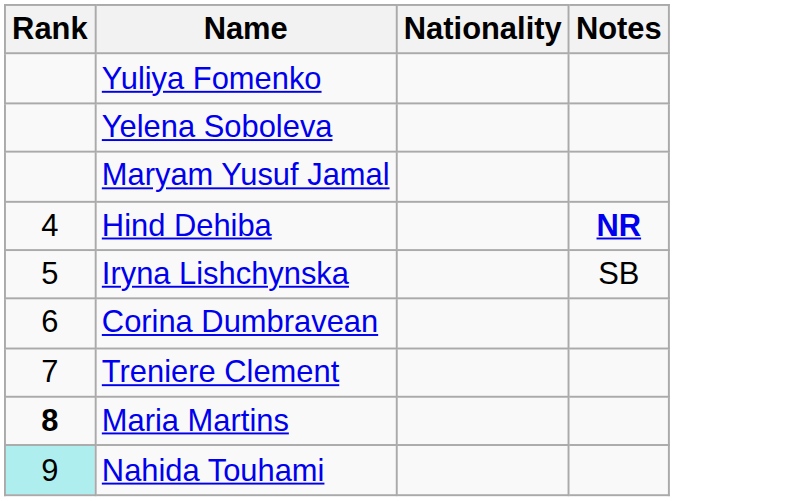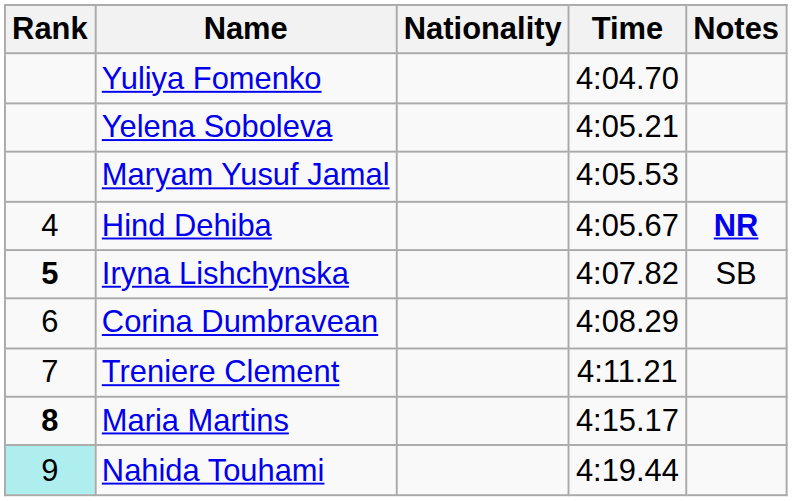+ column: (627, 28)
(50, 273) normal -> (50, 273) bold
